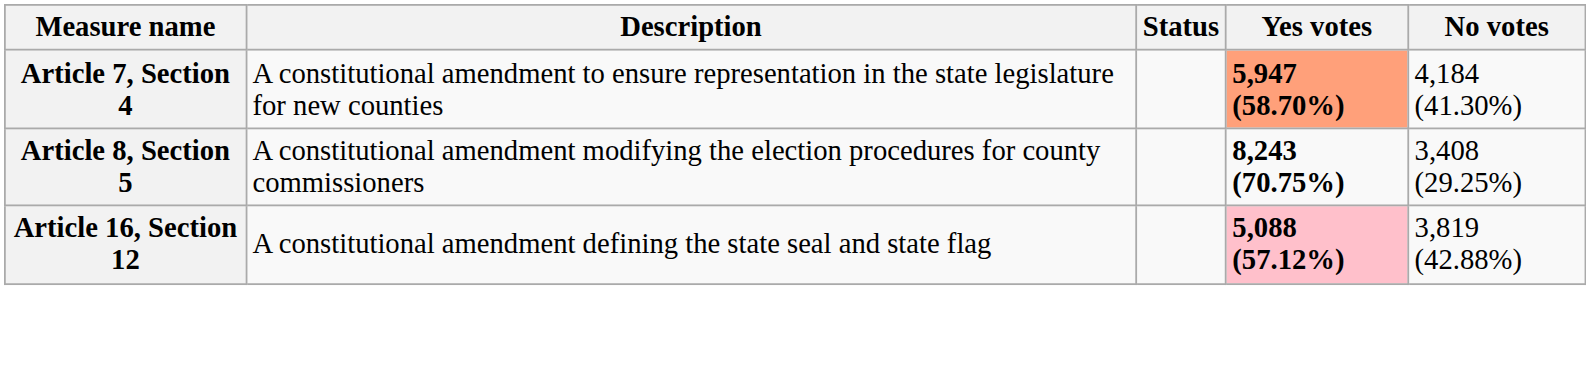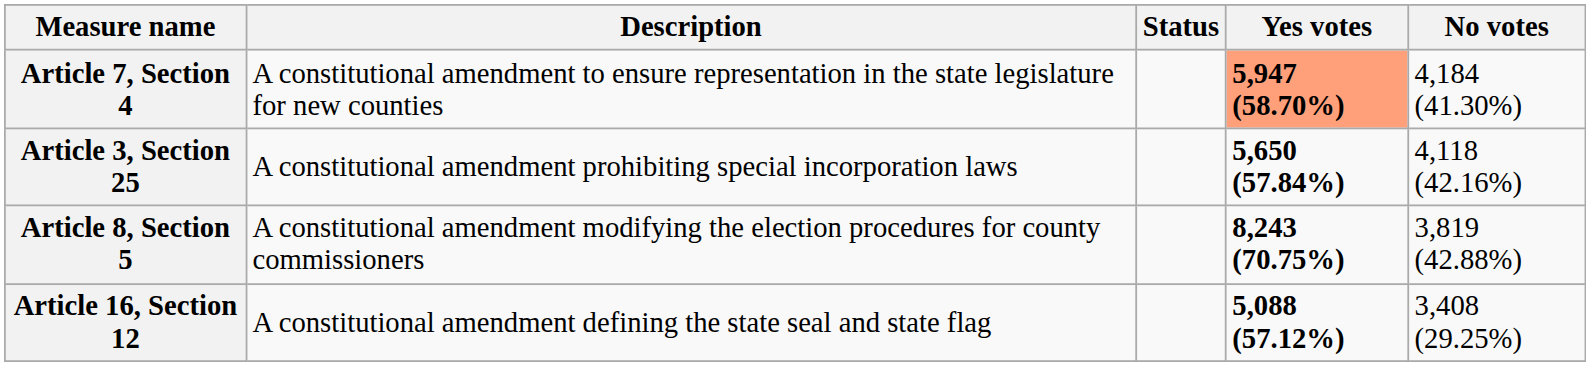+ row: (125, 166)
(1468, 166) 3,408 (29.25%) -> (1468, 244) 3,819 (42.88%)
(1288, 244) pink background -> (1288, 321) no background
(1468, 244) 3,819 (42.88%) -> (1468, 321) 3,408 (29.25%)
